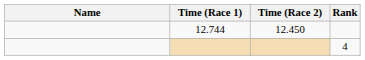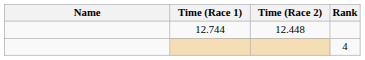(290, 30) 12.450 -> (290, 30) 12.448
